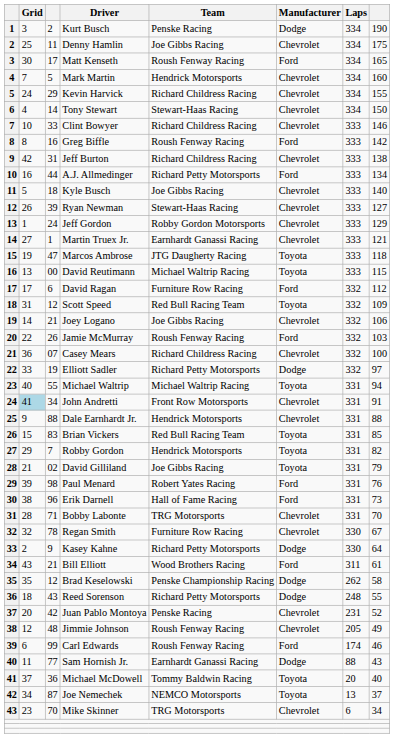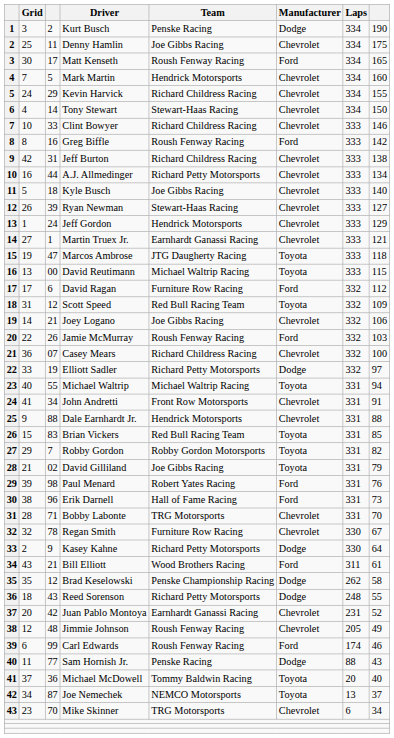(289, 175) Ford -> (299, 175) Chevrolet
(208, 223) Robby Gordon Motorsports -> (197, 223) Hendrick Motorsports
(27, 402) lightblue background -> (27, 402) no background
(197, 451) Hendrick Motorsports -> (208, 451) Robby Gordon Motorsports
(182, 613) Penske Racing -> (205, 613) Earnhardt Ganassi Racing
(205, 662) Earnhardt Ganassi Racing -> (182, 662) Penske Racing
